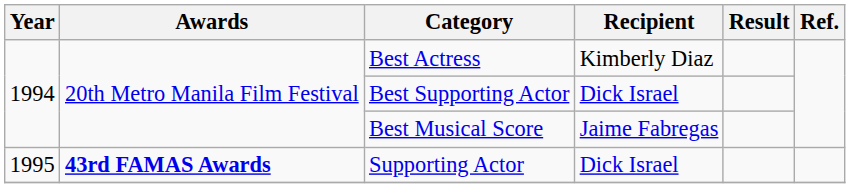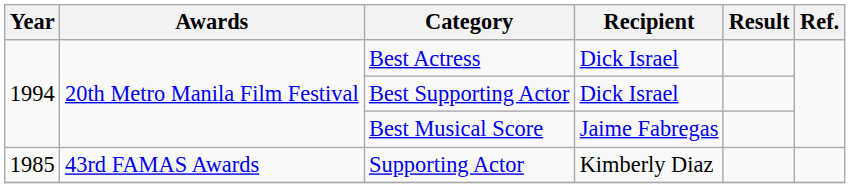(647, 57) Kimberly Diaz -> (629, 57) Dick Israel
(32, 164) 1995 -> (32, 164) 1985
(168, 164) bold -> (162, 164) normal
(629, 164) Dick Israel -> (647, 164) Kimberly Diaz
